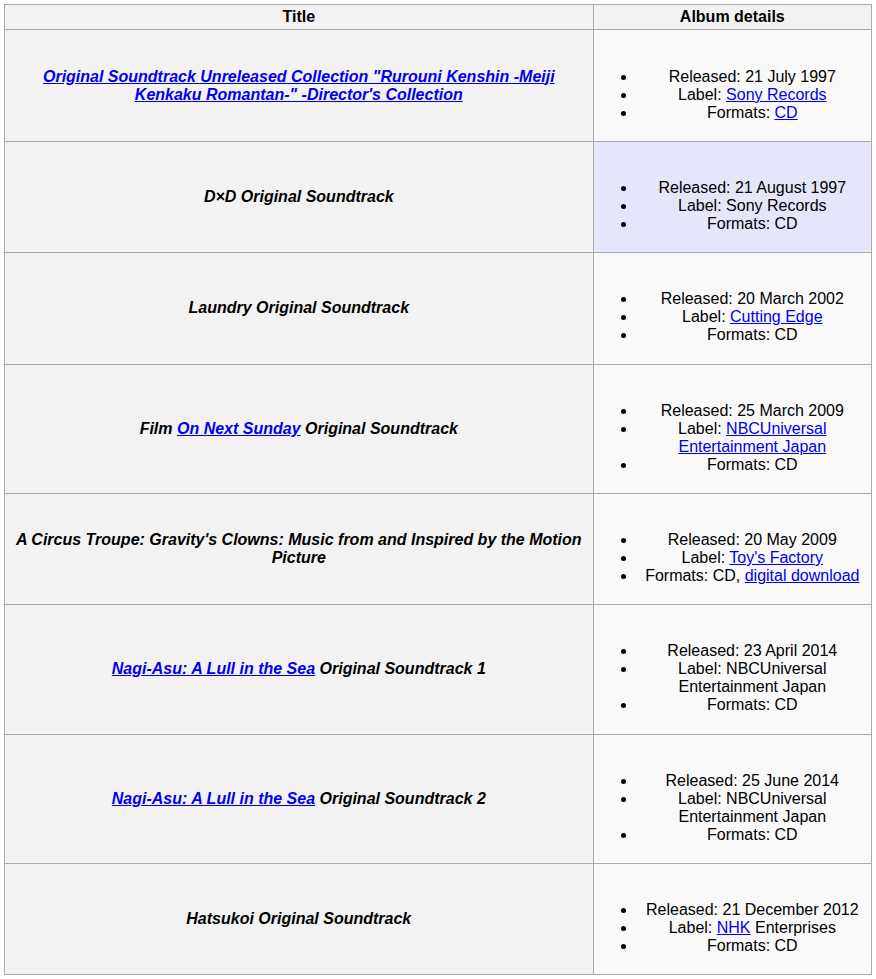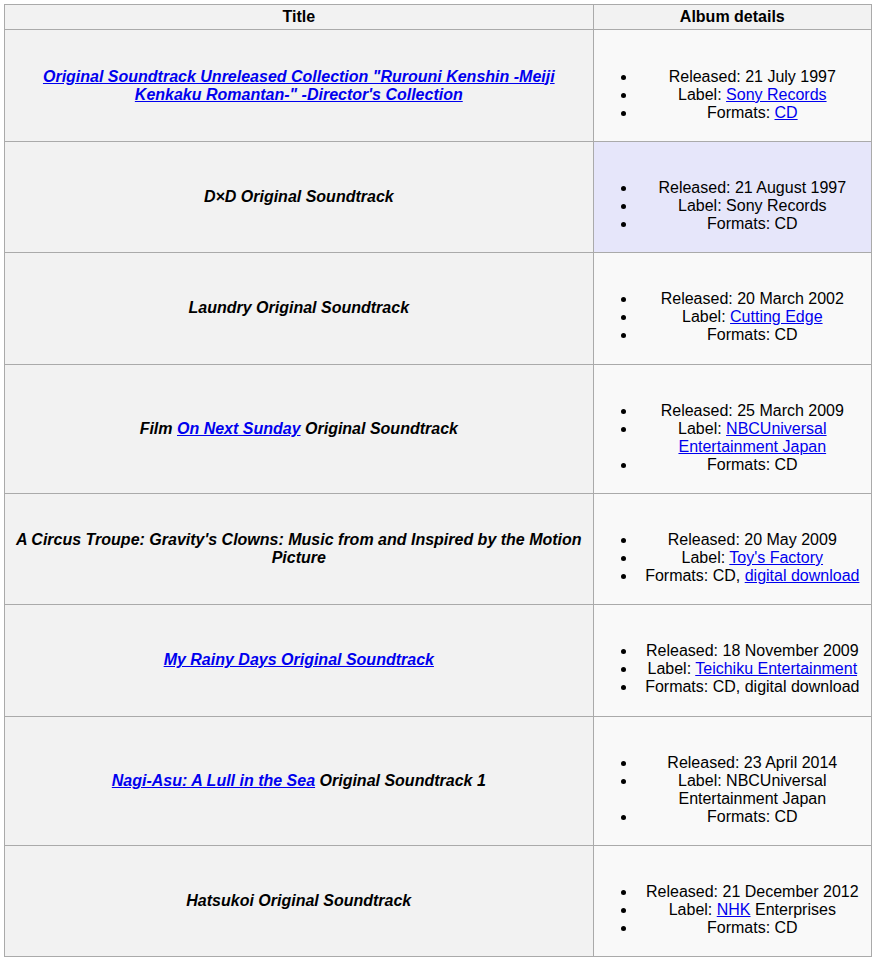+ row: (299, 660)
- row: (299, 798)
